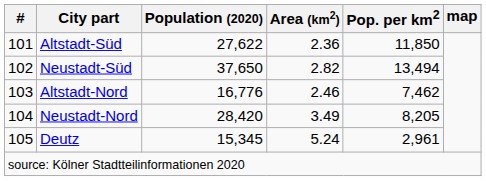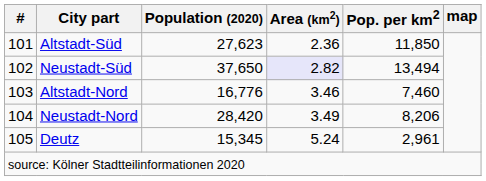(240, 44) 27,622 -> (240, 44) 27,623
(325, 68) no background -> (325, 68) lavender background
(325, 92) 2.46 -> (325, 92) 3.46
(421, 92) 7,462 -> (421, 92) 7,460
(421, 115) 8,205 -> (421, 115) 8,206
